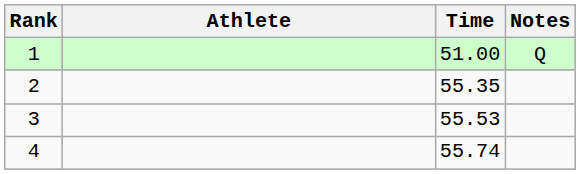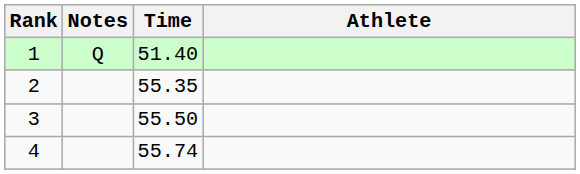columns swapped: (249, 21) <-> (540, 21)
(470, 54) 51.00 -> (168, 54) 51.40
(470, 120) 55.53 -> (168, 120) 55.50
